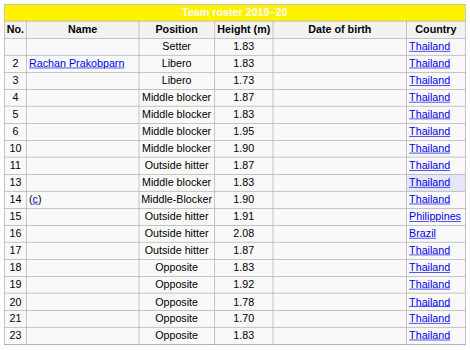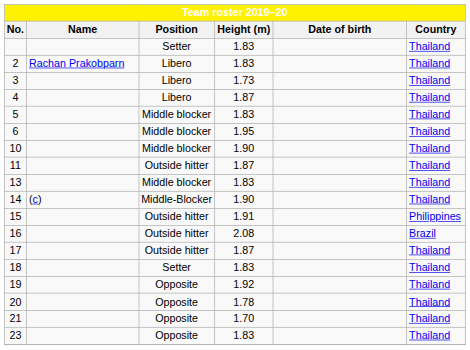(177, 98) Middle blocker -> (177, 98) Libero
(430, 183) lavender background -> (430, 183) no background
(177, 268) Opposite -> (177, 268) Setter
